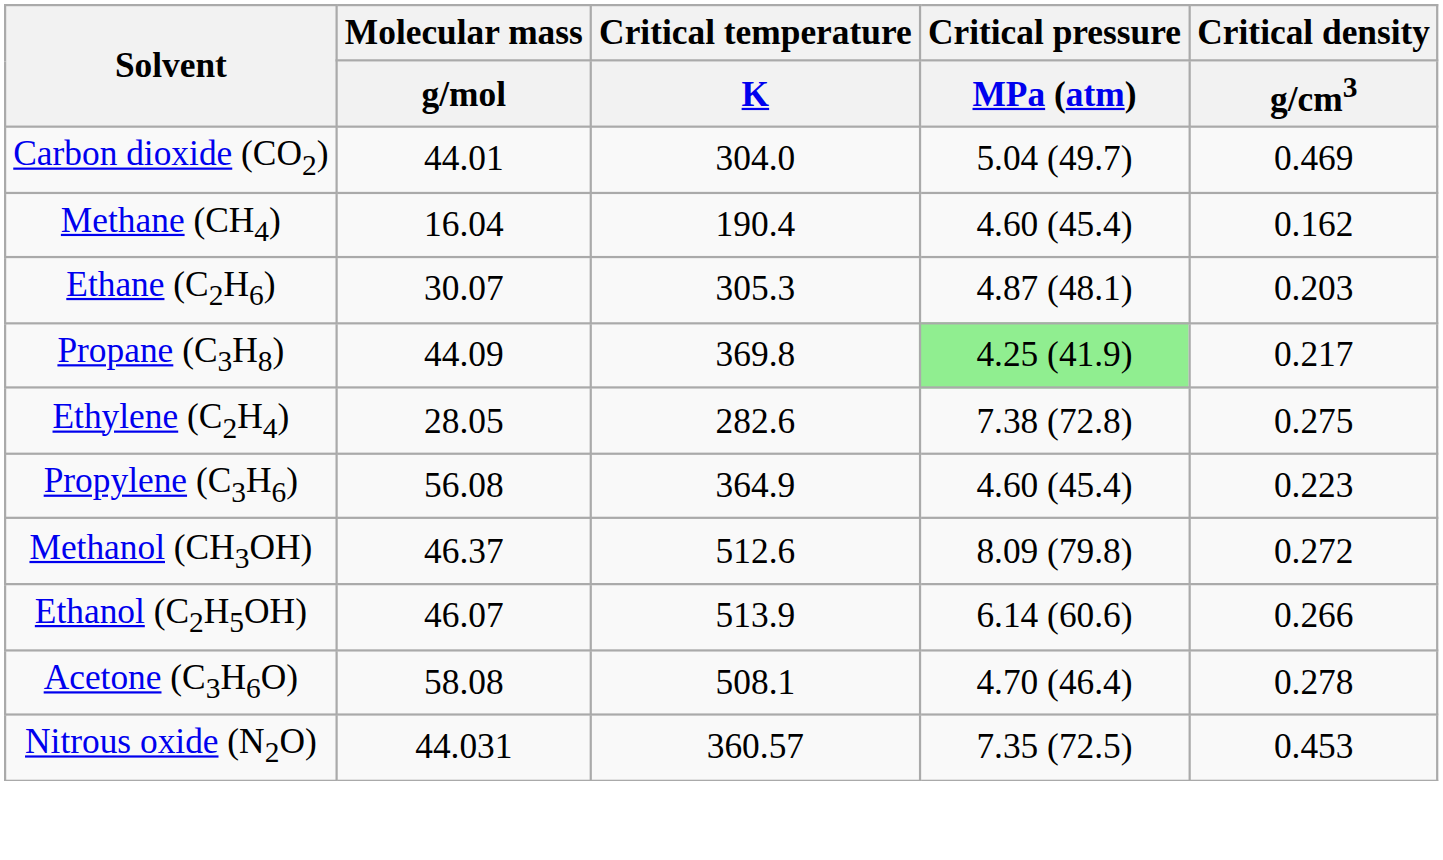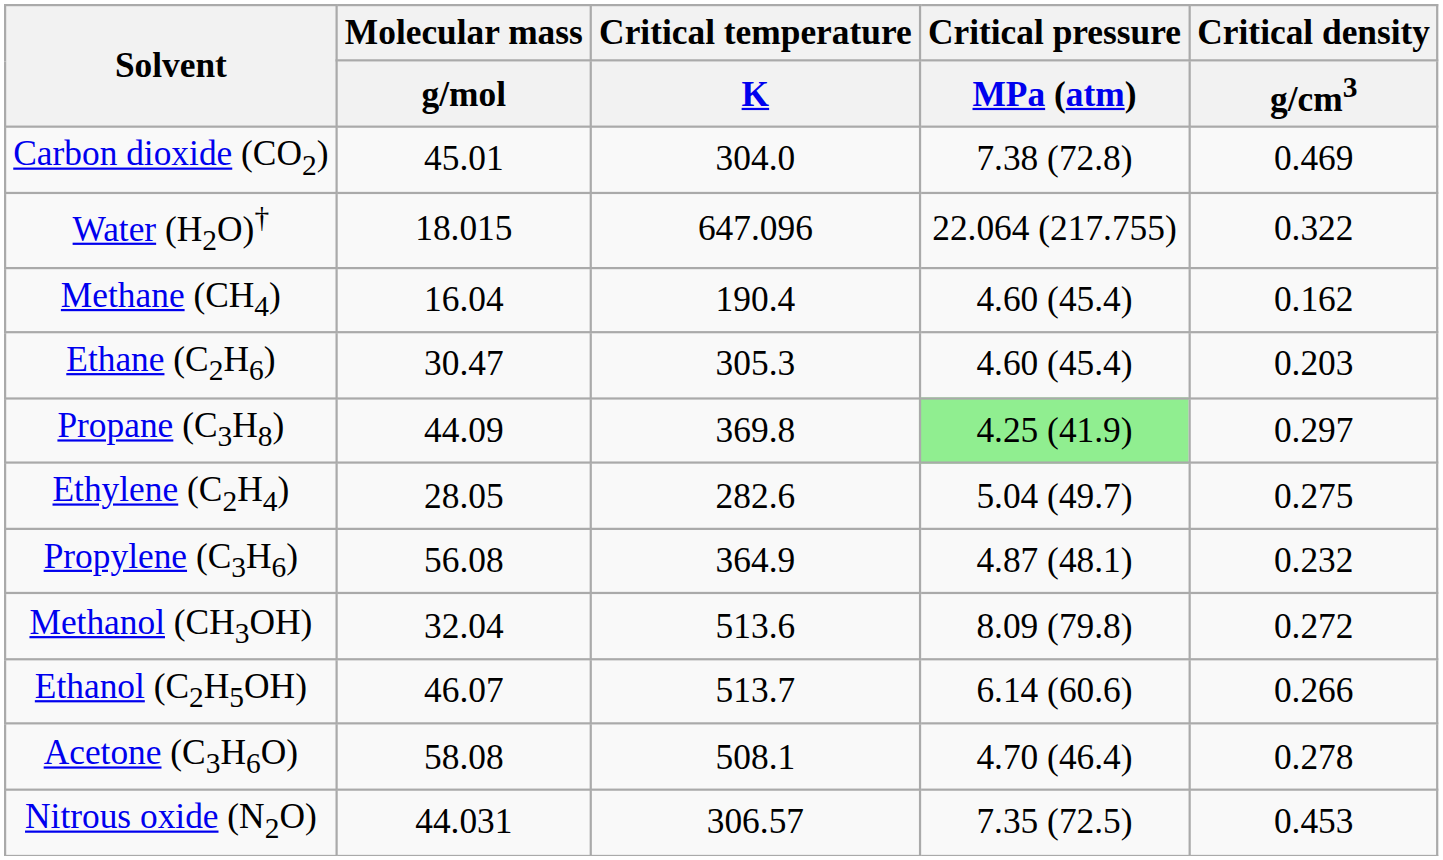(464, 158) 44.01 -> (464, 158) 45.01
(1054, 158) 5.04 (49.7) -> (1054, 158) 7.38 (72.8)
+ row: (171, 229)
(464, 289) 30.07 -> (464, 364) 30.47
(1054, 289) 4.87 (48.1) -> (1054, 364) 4.60 (45.4)
(1314, 354) 0.217 -> (1314, 429) 0.297
(1054, 420) 7.38 (72.8) -> (1054, 495) 5.04 (49.7)
(1054, 485) 4.60 (45.4) -> (1054, 560) 4.87 (48.1)
(1314, 485) 0.223 -> (1314, 560) 0.232
(464, 550) 46.37 -> (464, 625) 32.04
(755, 550) 512.6 -> (755, 625) 513.6
(755, 616) 513.9 -> (755, 691) 513.7
(755, 746) 360.57 -> (755, 821) 306.57
